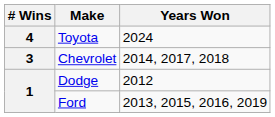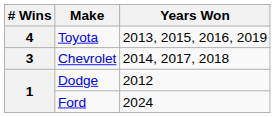(138, 37) 2024 -> (195, 37) 2013, 2015, 2016, 2019
(195, 102) 2013, 2015, 2016, 2019 -> (138, 102) 2024
